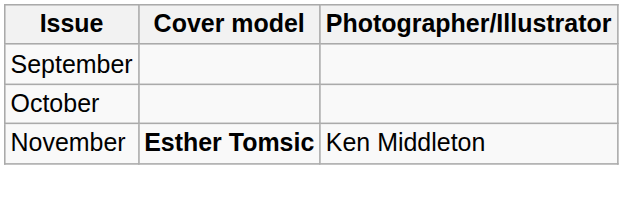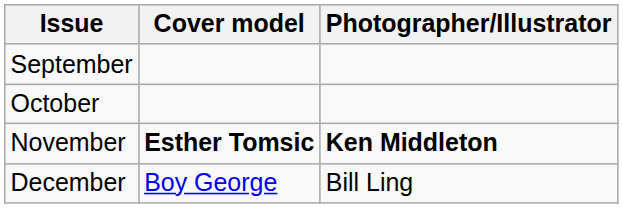(406, 143) normal -> (412, 143) bold
+ row: (68, 182)
